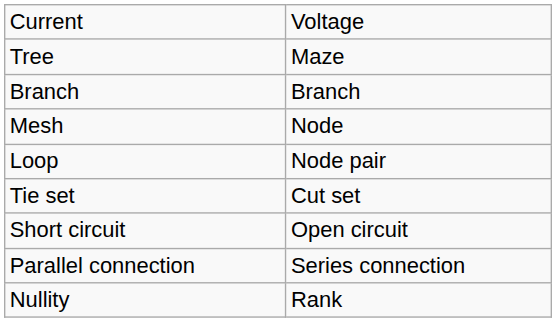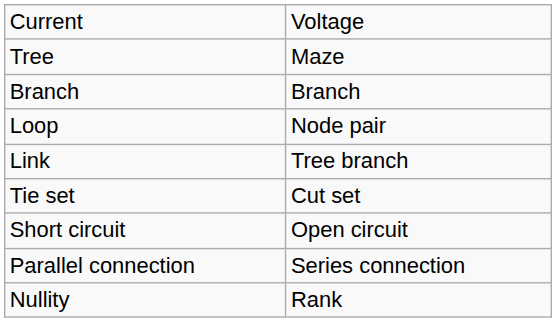- row: (37, 126)
+ row: (30, 160)
